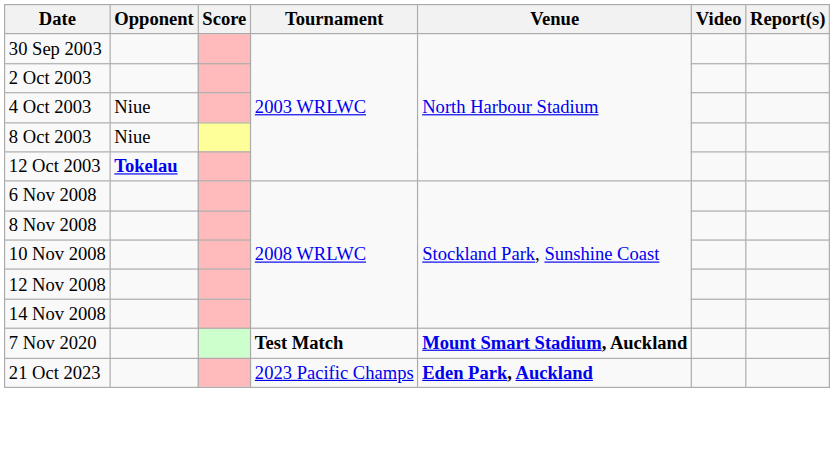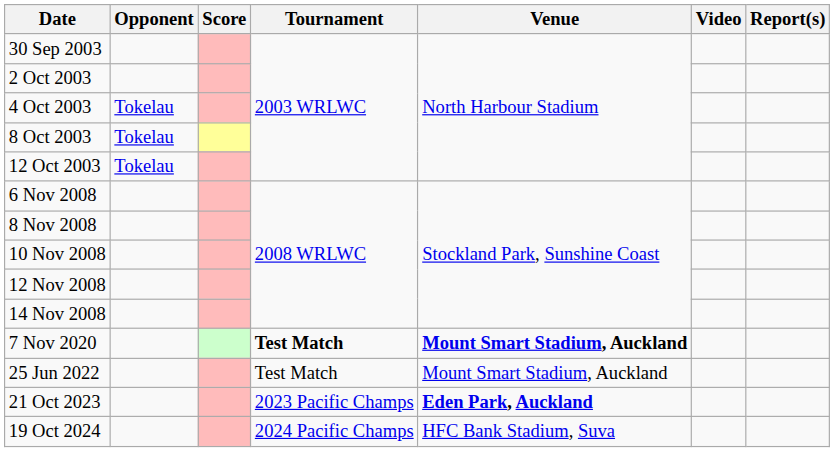(132, 107) Niue -> (144, 107) Tokelau
(132, 136) Niue -> (144, 136) Tokelau
(146, 166) bold -> (144, 166) normal
+ row: (54, 372)
+ row: (55, 431)
